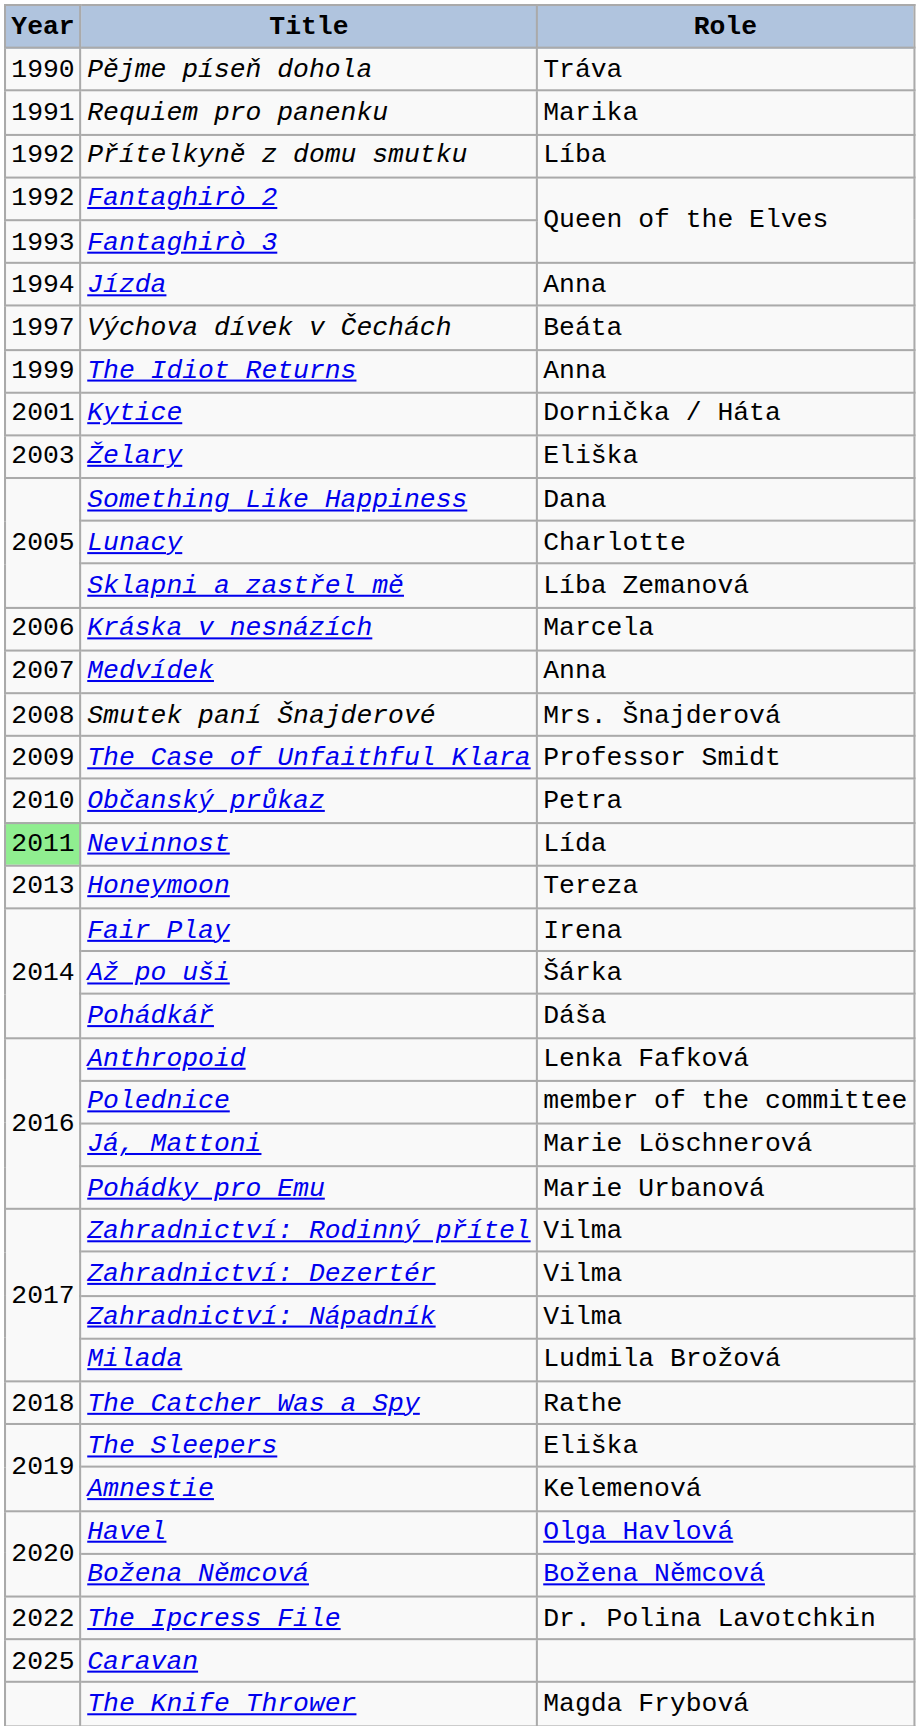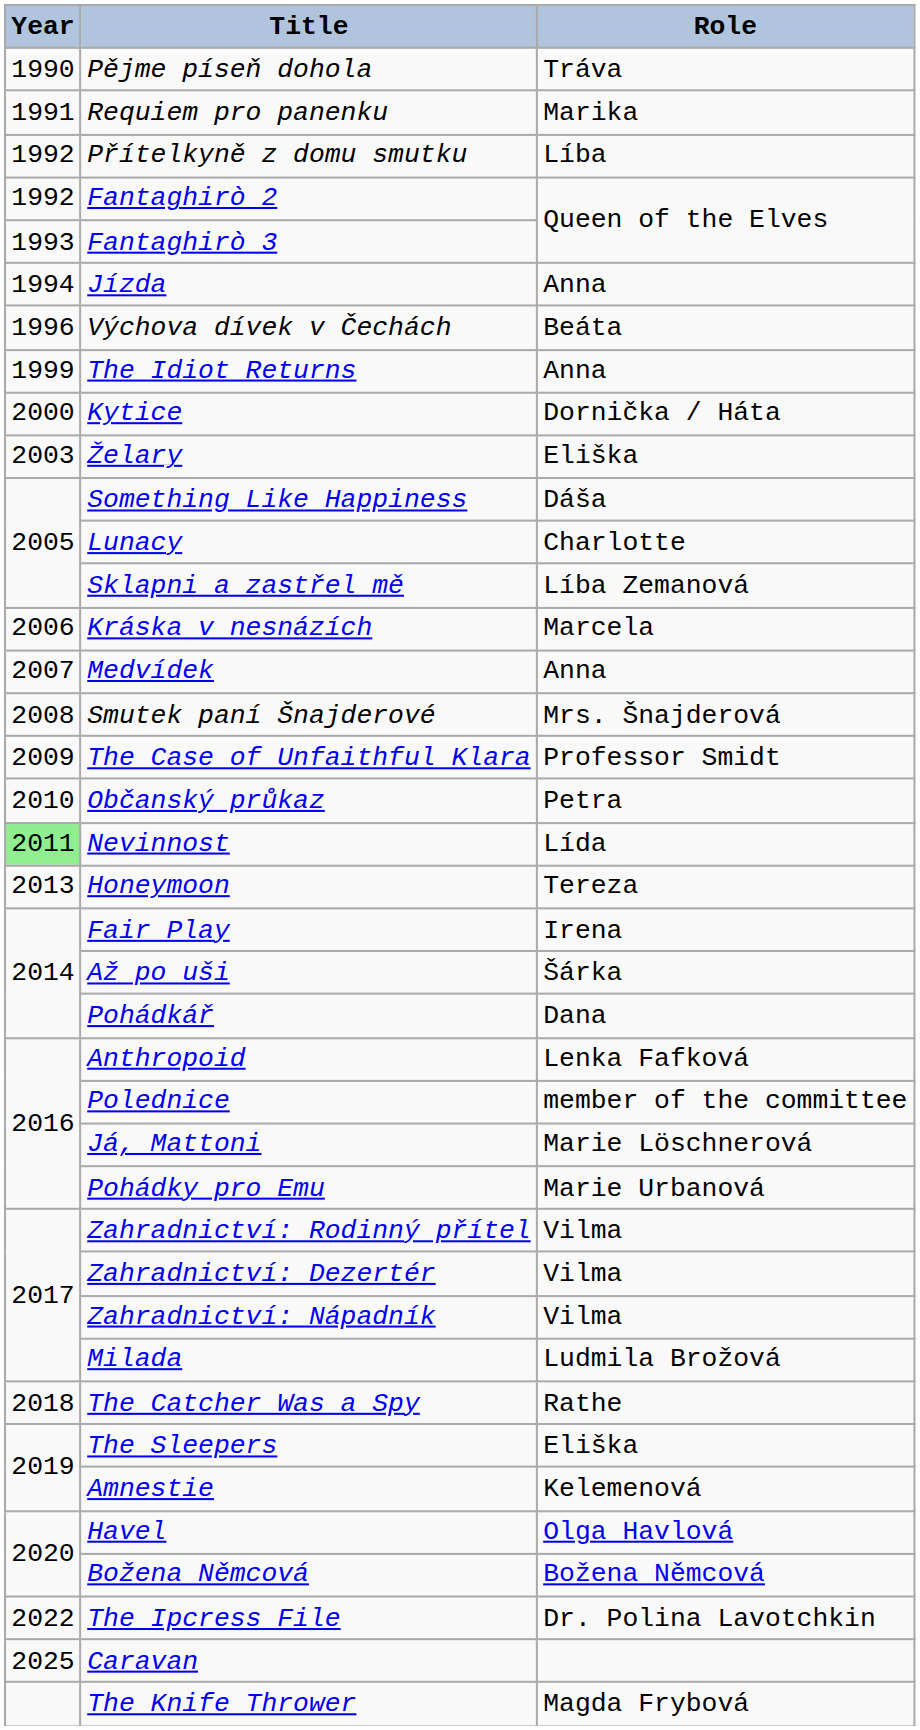(43, 328) 1997 -> (43, 328) 1996
(43, 414) 2001 -> (43, 414) 2000
(575, 500) Dana -> (575, 500) Dáša
(575, 1016) Dáša -> (575, 1016) Dana
